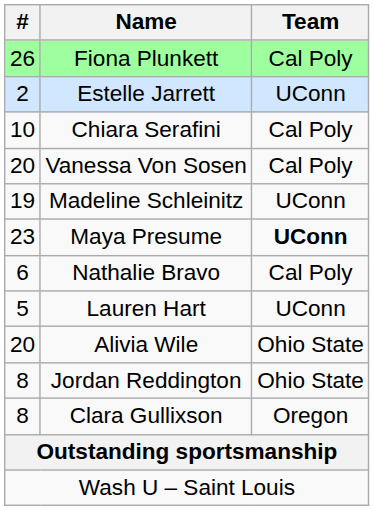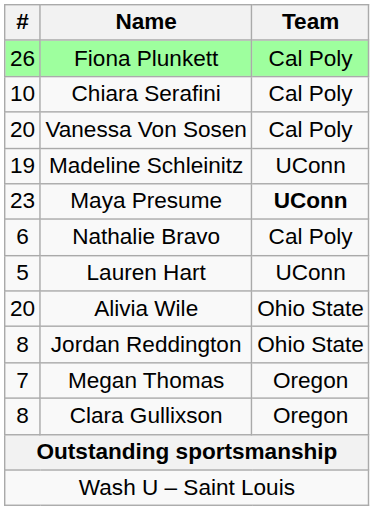- row: (146, 93)
+ row: (146, 380)
